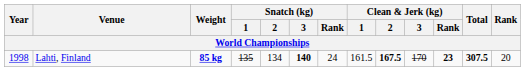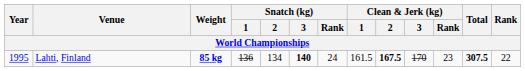(19, 58) 1998 -> (19, 58) 1995
(246, 58) 135 -> (246, 58) 136
(448, 58) bold -> (448, 58) normal
(506, 58) 20 -> (506, 58) 22
